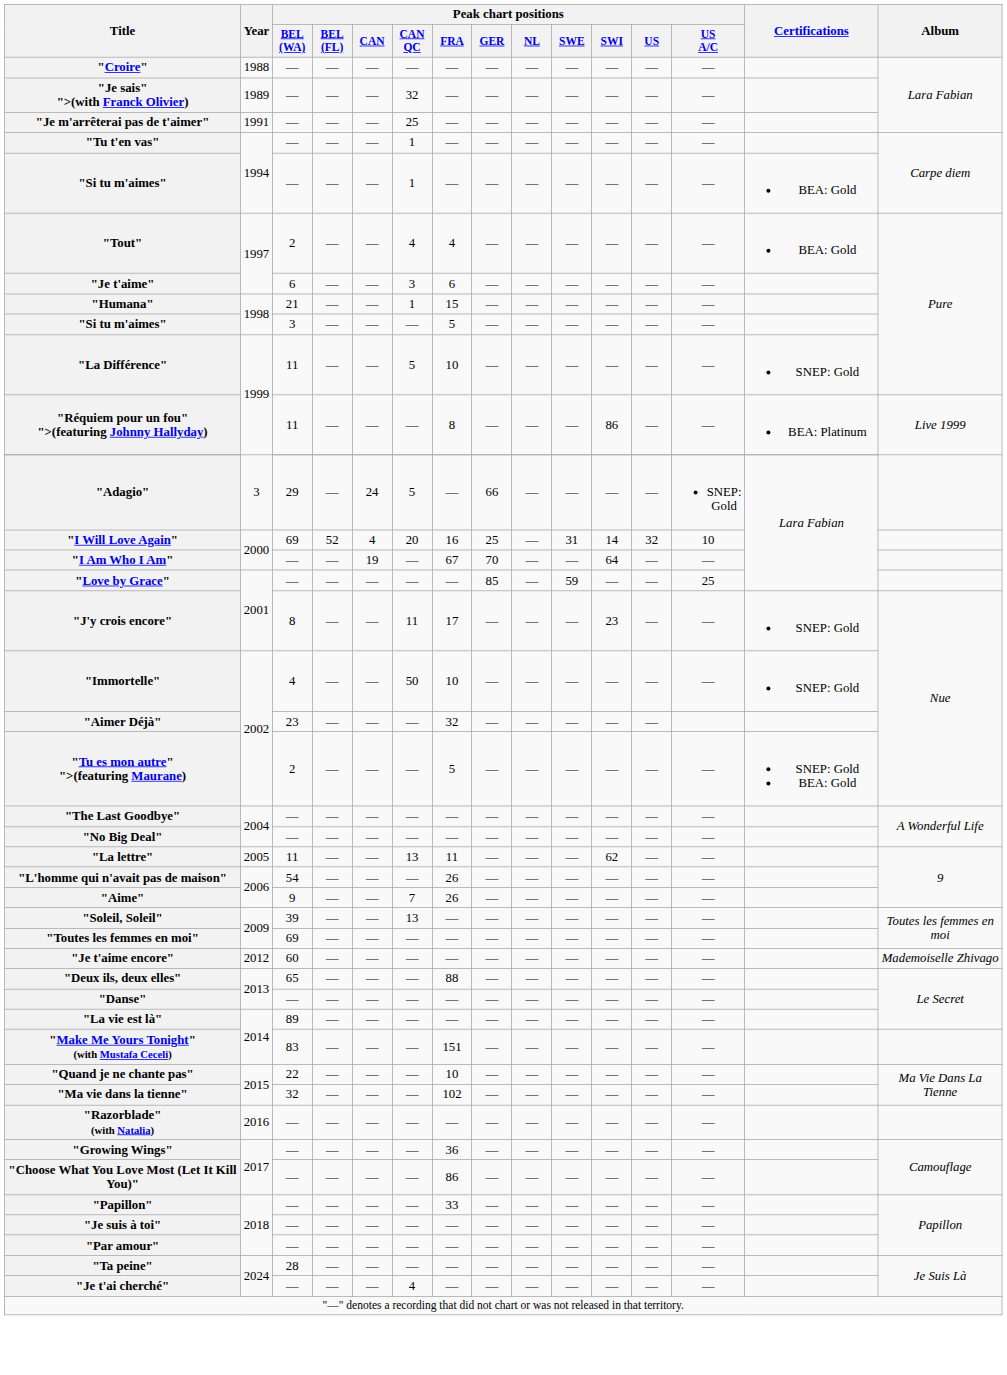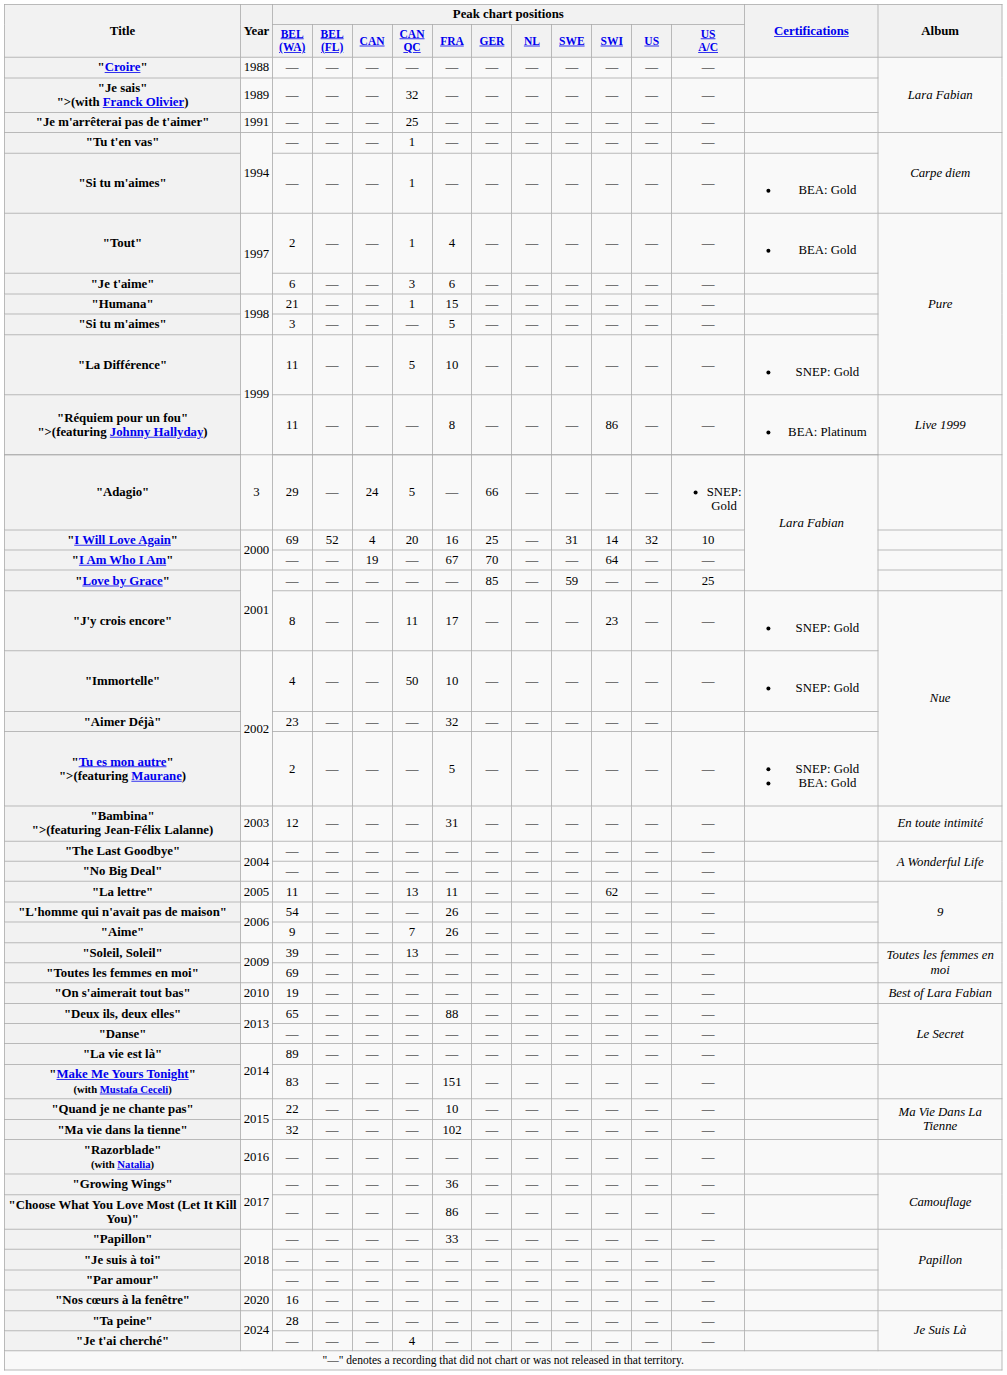(412, 243) 4 -> (412, 243) 1
+ row: (123, 823)
+ row: (123, 993)
- row: (123, 958)
+ row: (123, 1300)
